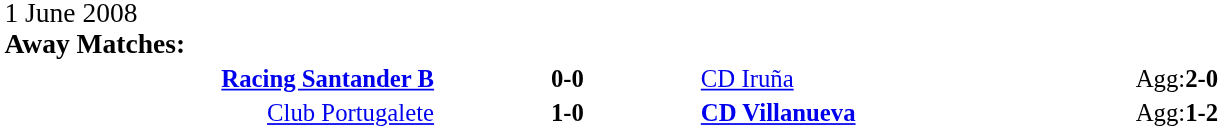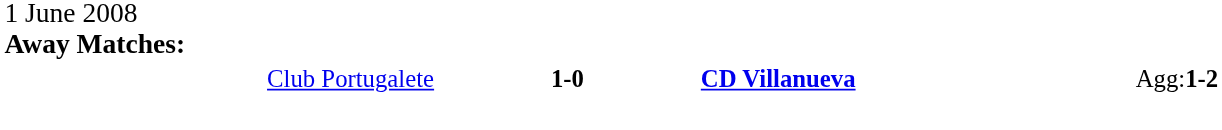- row: (328, 78)
